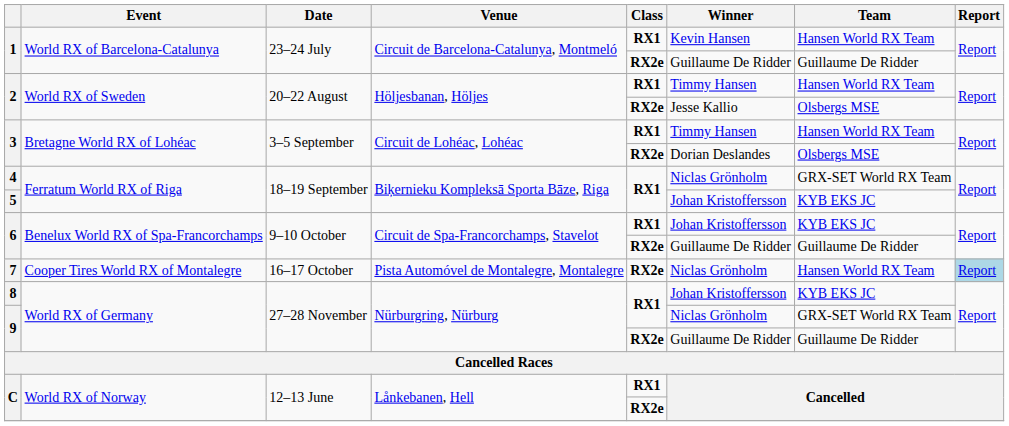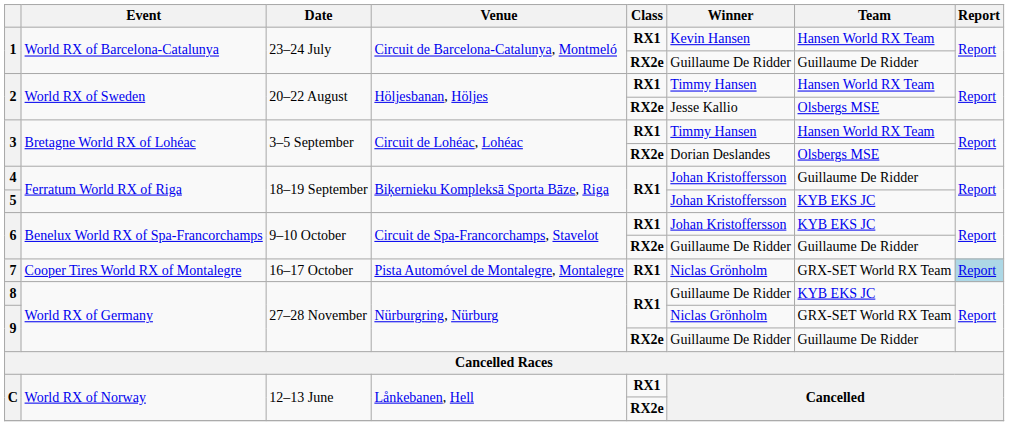(719, 177) Niclas Grönholm -> (728, 177) Johan Kristoffersson
(874, 177) GRX-SET World RX Team -> (858, 177) Guillaume De Ridder
(647, 269) RX2e -> (647, 269) RX1
(866, 269) Hansen World RX Team -> (874, 269) GRX-SET World RX Team
(728, 292) Johan Kristoffersson -> (731, 292) Guillaume De Ridder
